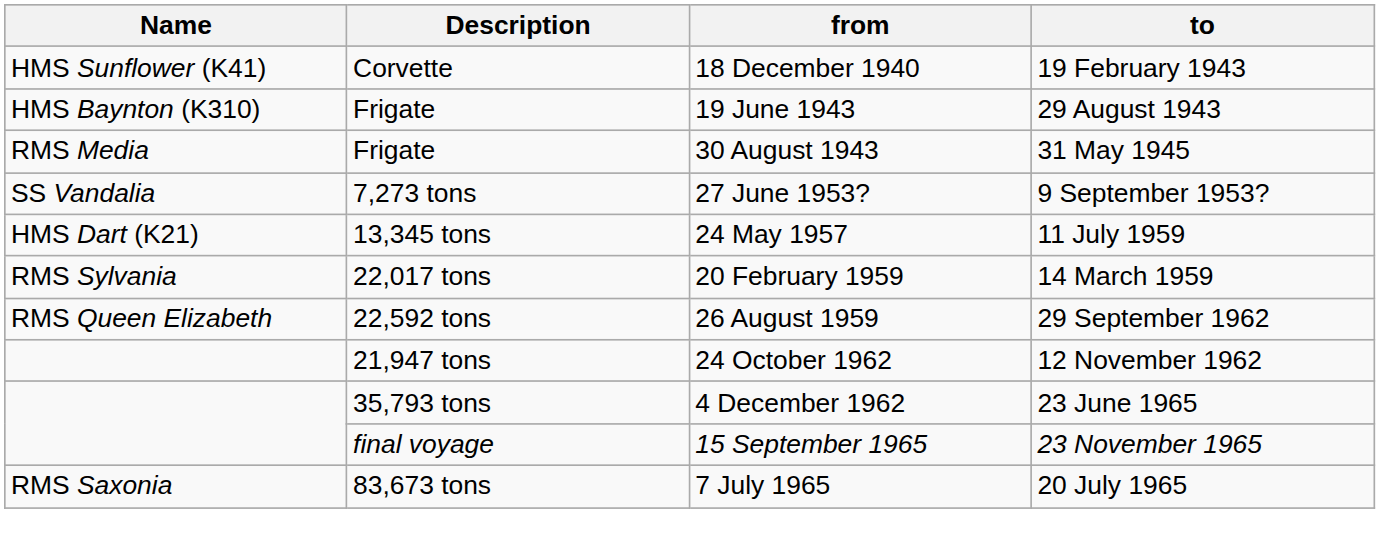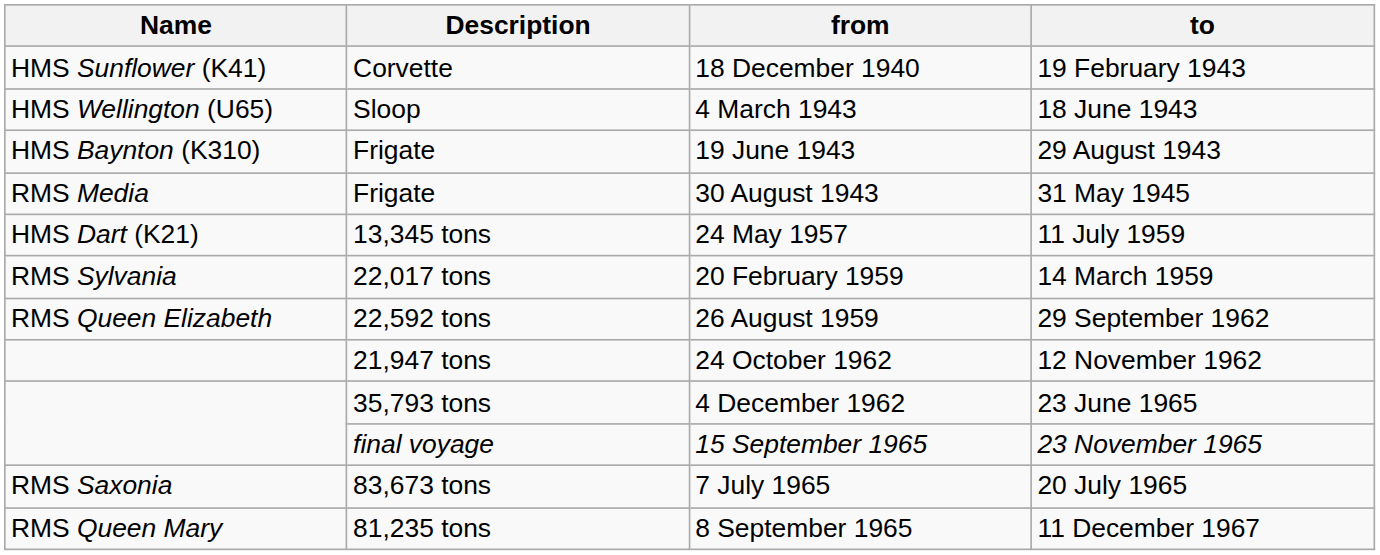+ row: (776, 109)
- row: (783, 192)
+ row: (804, 527)
